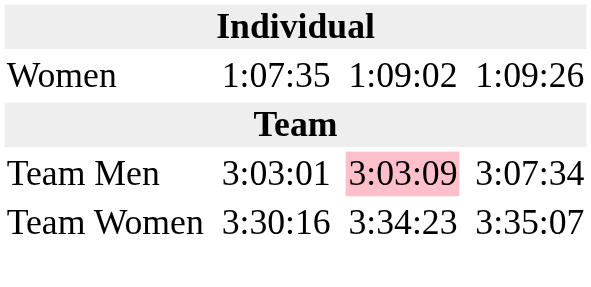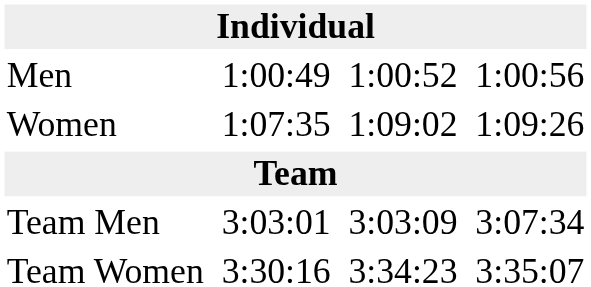+ row: (39, 75)
(403, 173) pink background -> (403, 222) no background
